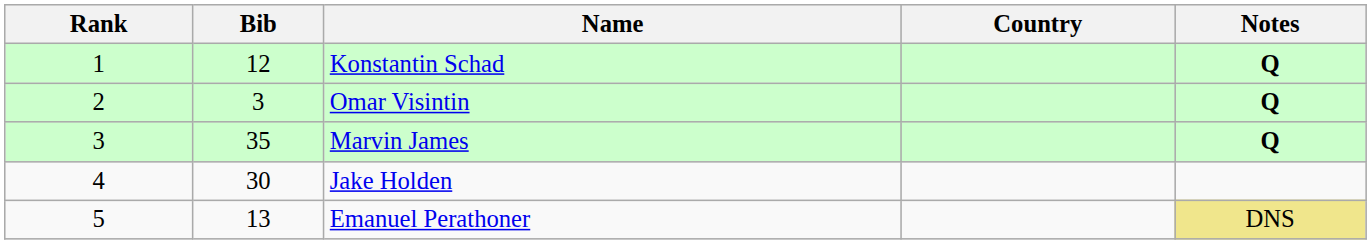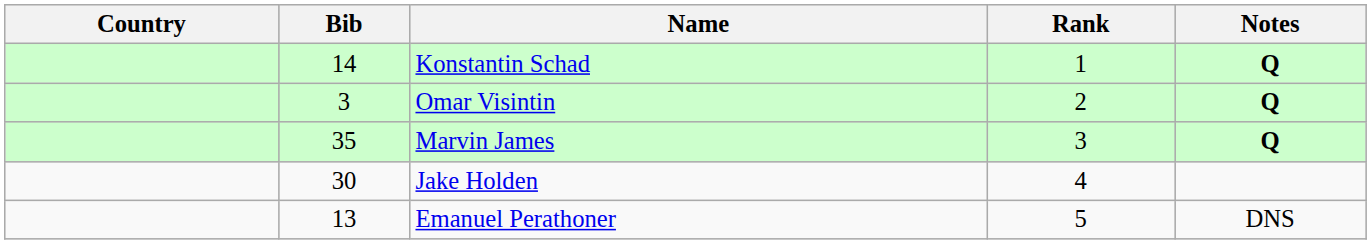columns swapped: (99, 24) <-> (1038, 24)
(258, 63) 12 -> (344, 63) 14
(1270, 219) khaki background -> (1270, 219) no background
